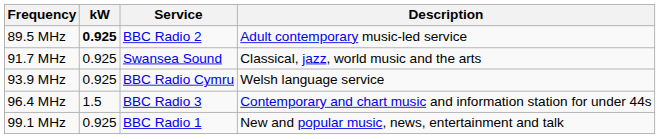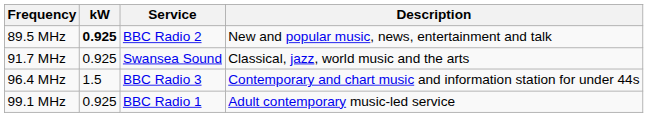(354, 36) Adult contemporary music-led service -> (390, 36) New and popular music, news, entertainment and talk
- row: (37, 79)
(402, 123) New and popular music, news, entertainment and talk -> (342, 101) Adult contemporary music-led service
